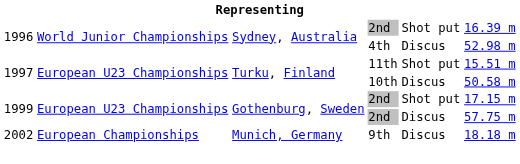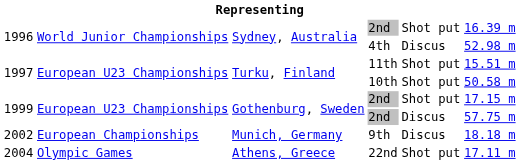(424, 81) Discus -> (431, 81) Shot put
+ row: (19, 153)
